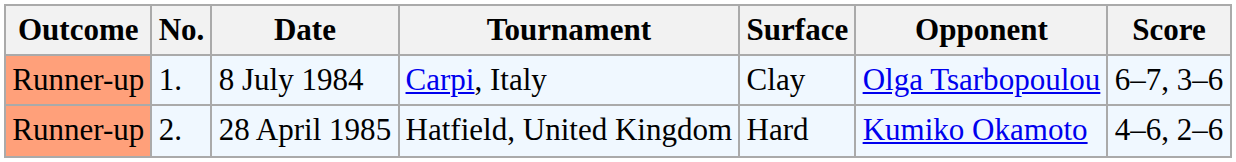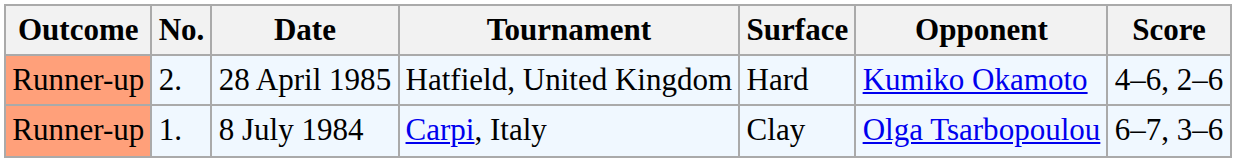rows swapped: (291, 79) <-> (305, 129)
